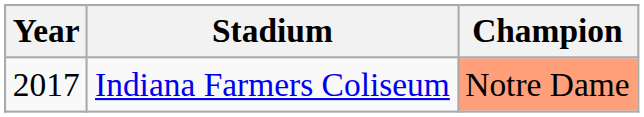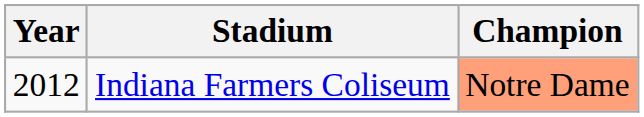(46, 84) 2017 -> (46, 84) 2012
